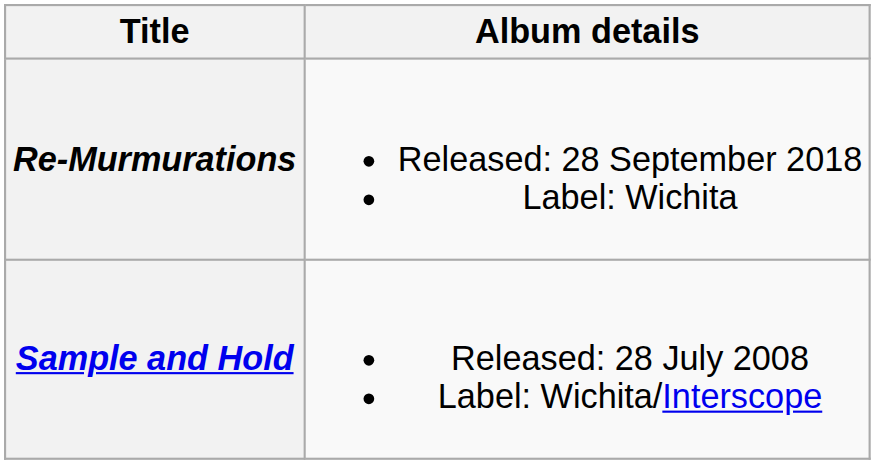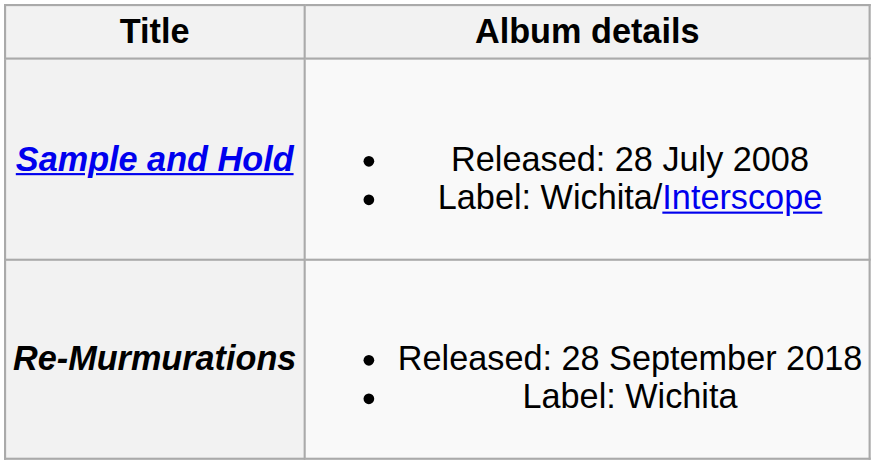rows swapped: (155, 358) <-> (155, 158)
